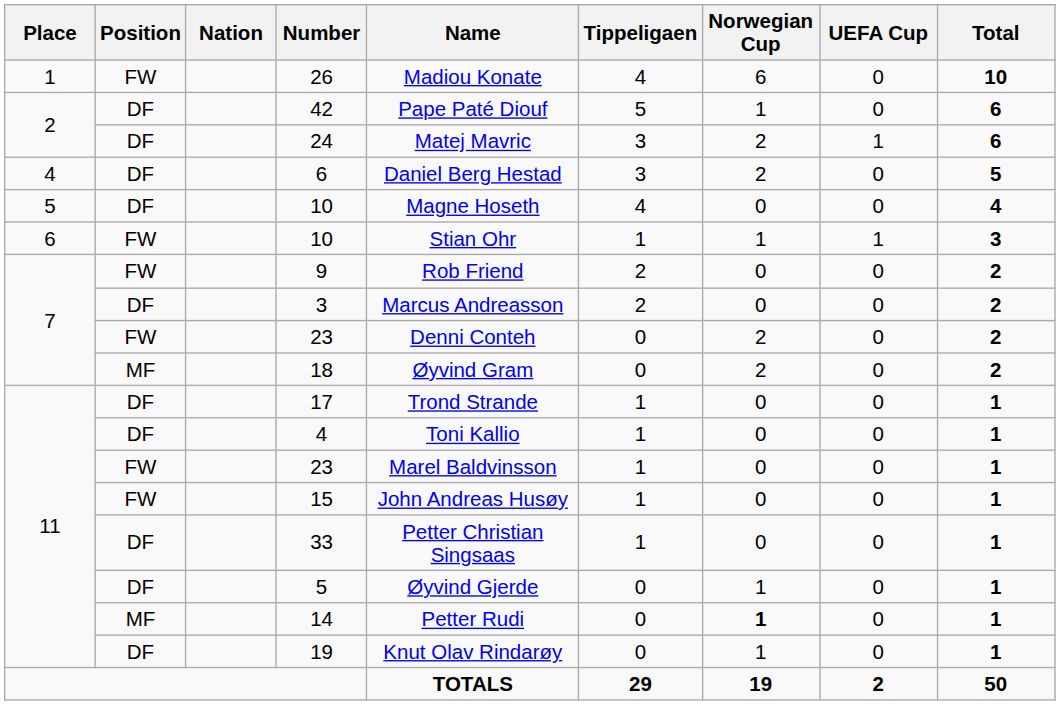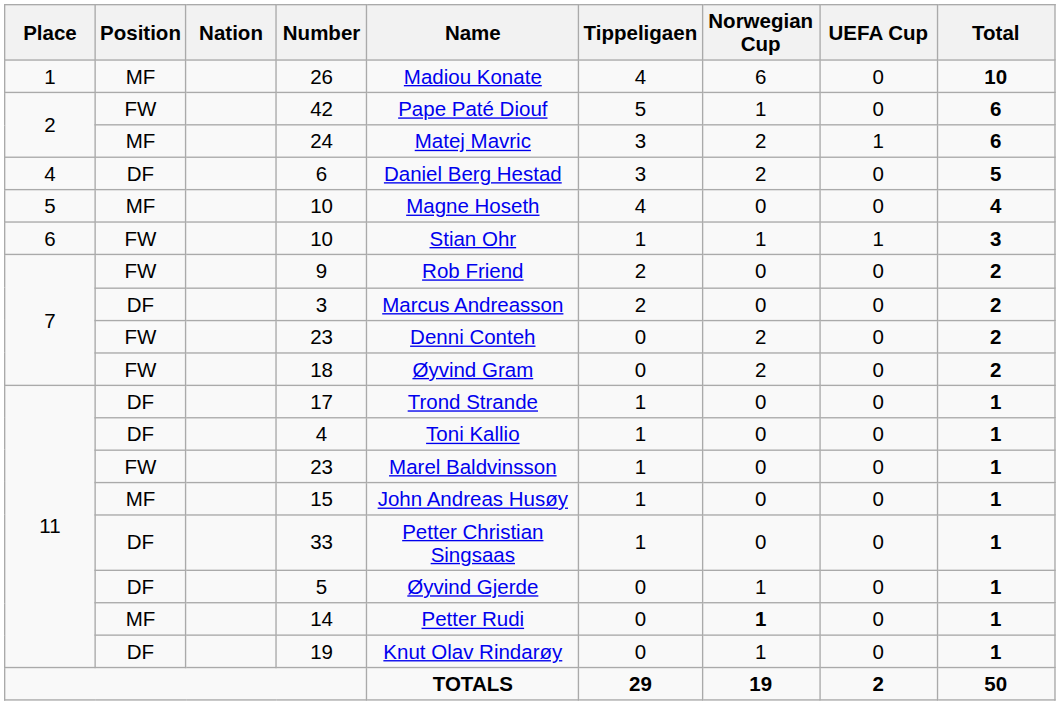(140, 77) FW -> (140, 77) MF
(140, 109) DF -> (140, 109) FW
(140, 142) DF -> (140, 142) MF
(140, 206) DF -> (140, 206) MF
(140, 369) MF -> (140, 369) FW
(140, 499) FW -> (140, 499) MF
